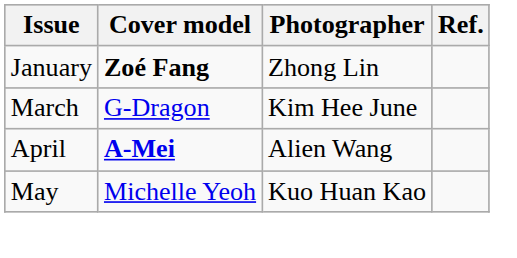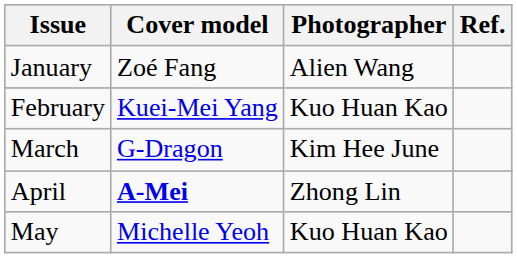(156, 66) bold -> (167, 66) normal
(324, 66) Zhong Lin -> (352, 66) Alien Wang
+ row: (58, 107)
(330, 149) Alien Wang -> (345, 190) Zhong Lin
